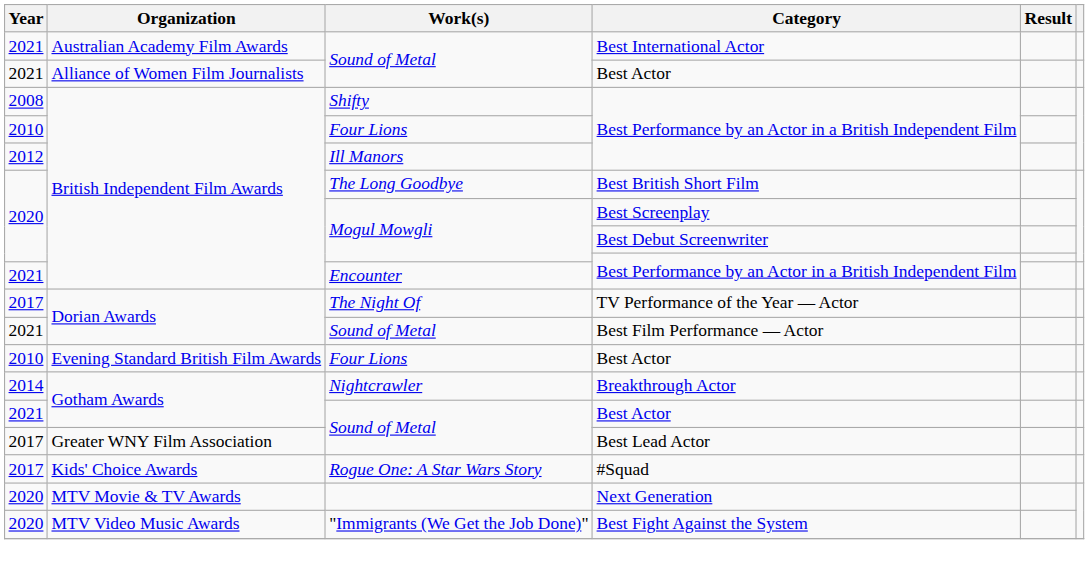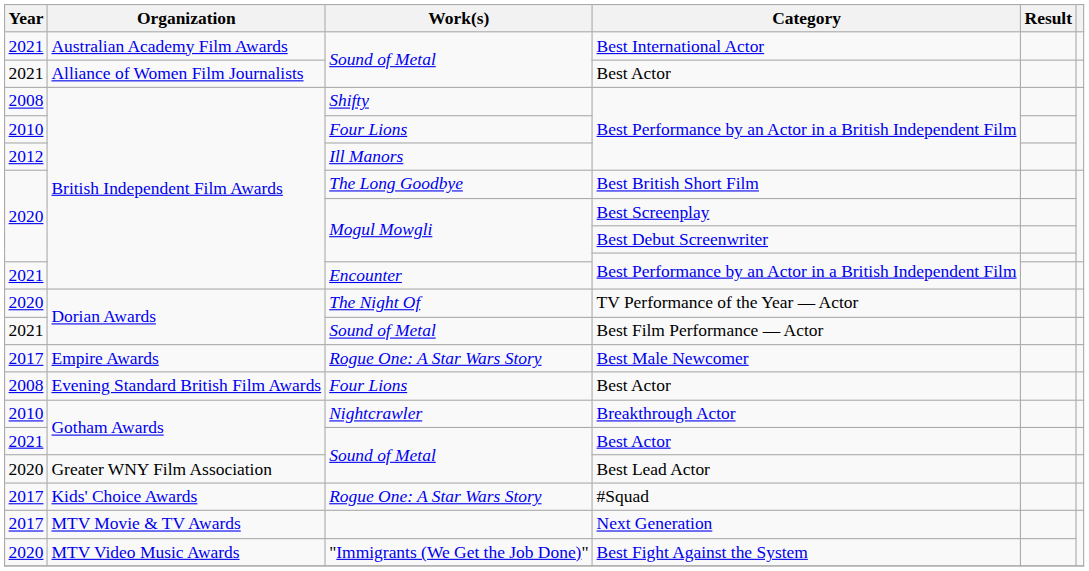(26, 302) 2017 -> (26, 302) 2020
+ row: (435, 358)
(26, 358) 2010 -> (26, 385) 2008
(26, 385) 2014 -> (26, 413) 2010
(26, 441) 2017 -> (26, 468) 2020
(26, 496) 2020 -> (26, 524) 2017
